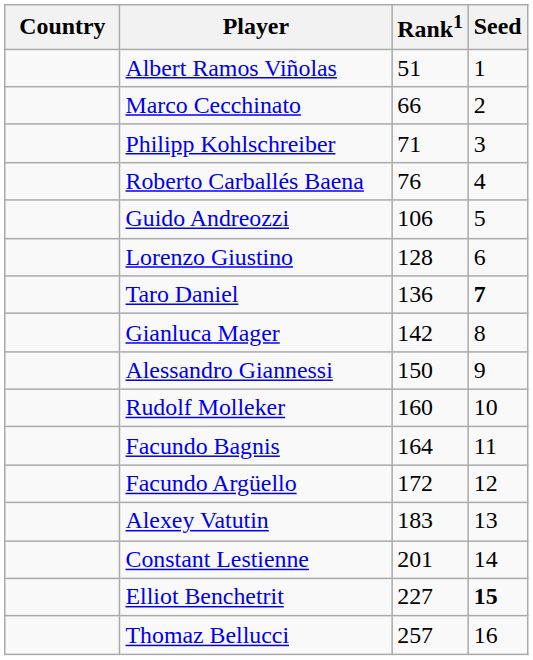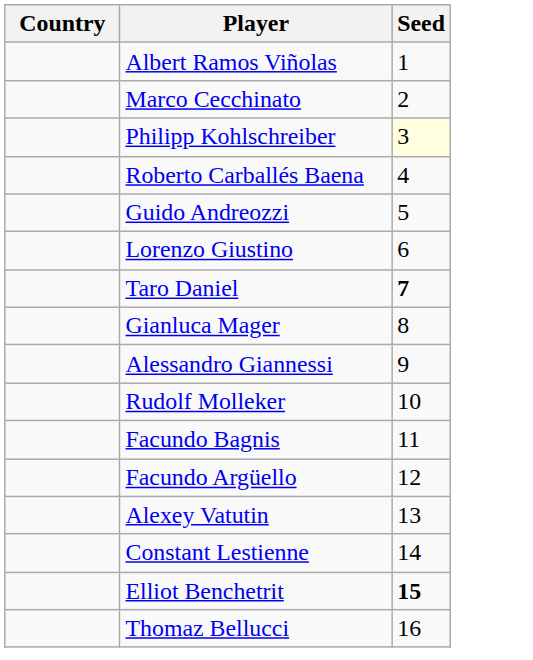- column: (430, 26)
(480, 143) no background -> (403, 136) lightyellow background
